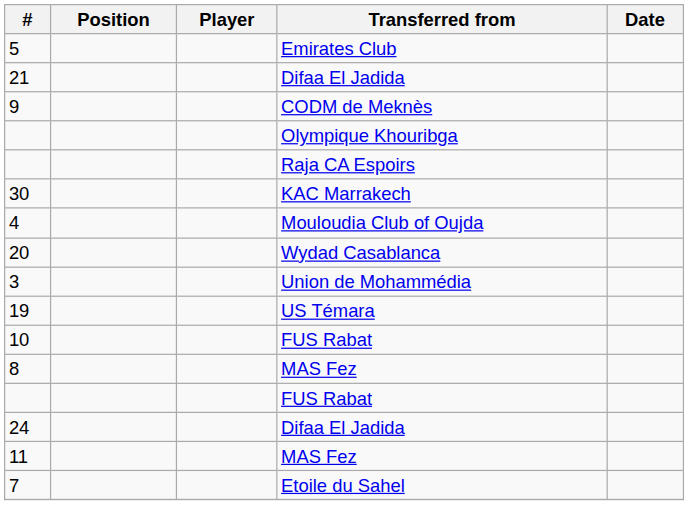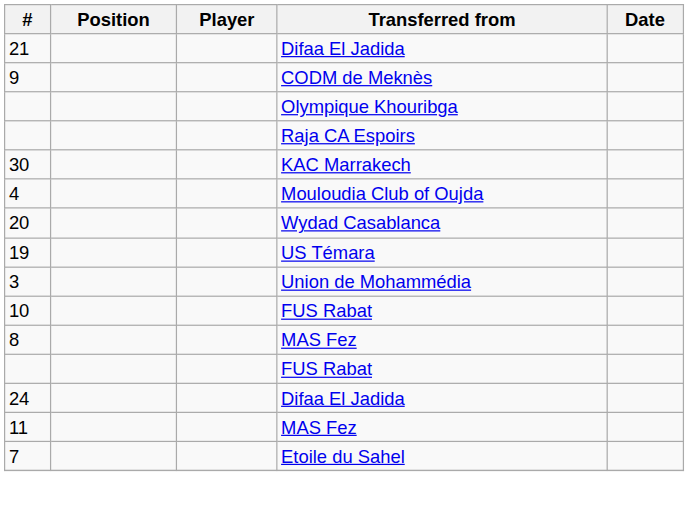- row: (14, 48)
rows swapped: (19, 311) <-> (14, 281)
